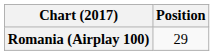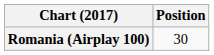(181, 38) 29 -> (181, 38) 30
